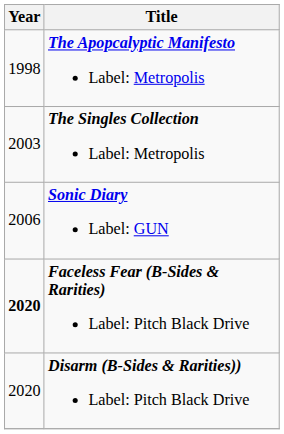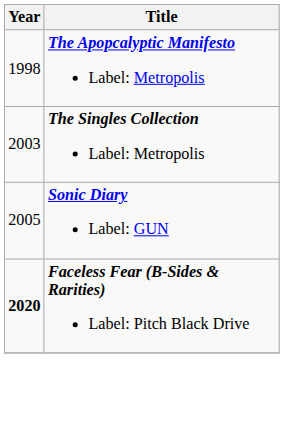(24, 220) 2006 -> (24, 220) 2005
- row: (162, 383)
